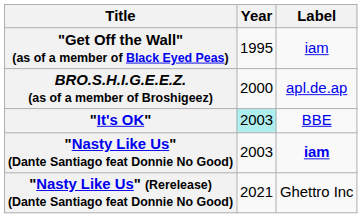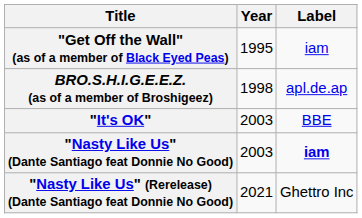(256, 88) 2000 -> (256, 88) 1998
(256, 120) paleturquoise background -> (256, 120) no background
